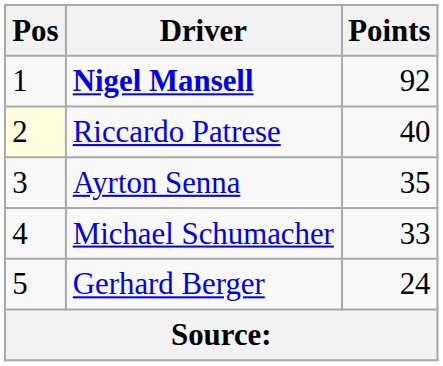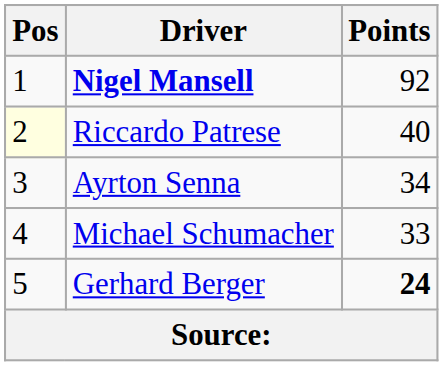(415, 182) 35 -> (415, 182) 34
(415, 284) normal -> (415, 284) bold
